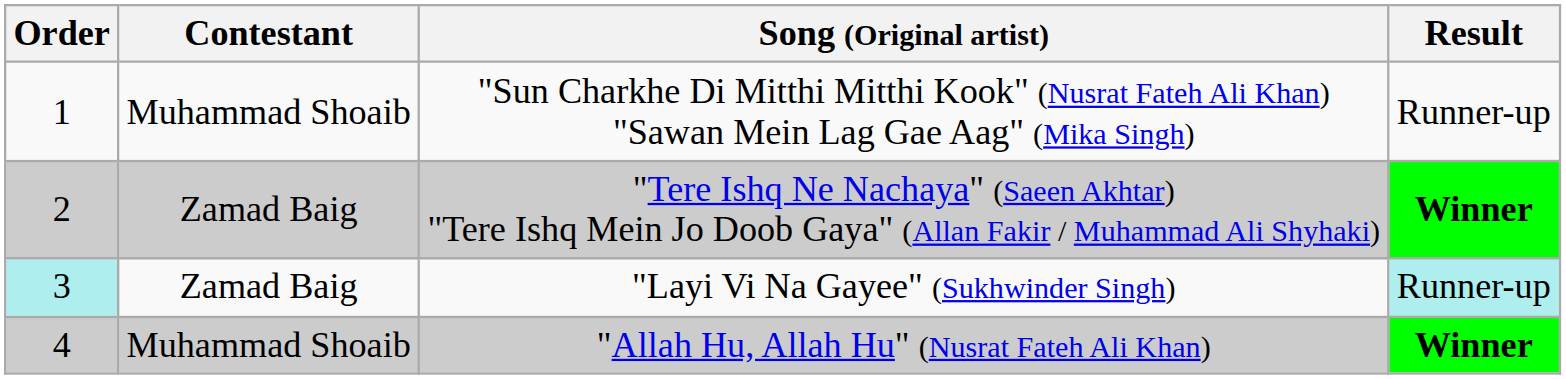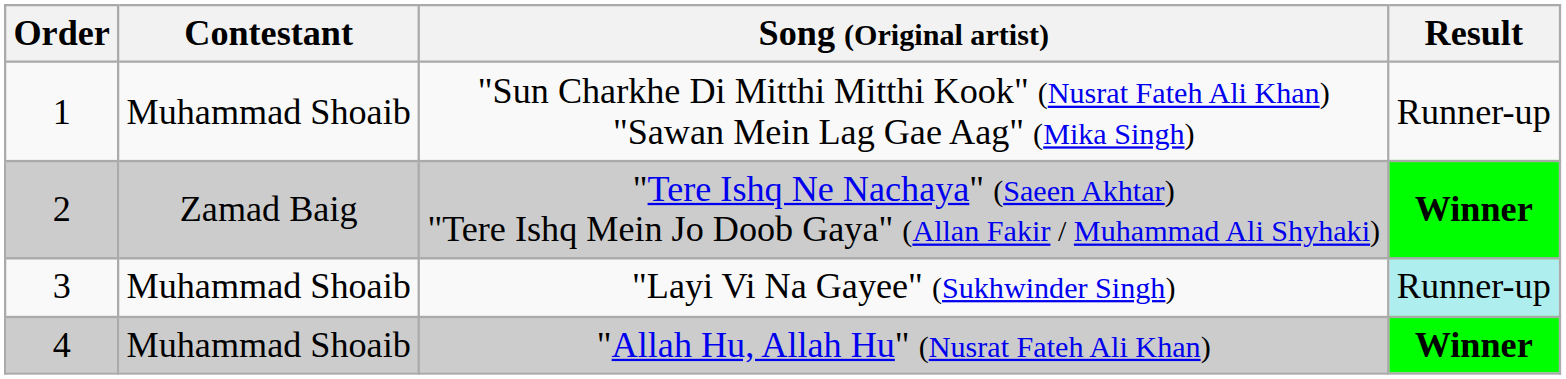(62, 286) paleturquoise background -> (62, 286) no background
(269, 286) Zamad Baig -> (269, 286) Muhammad Shoaib
